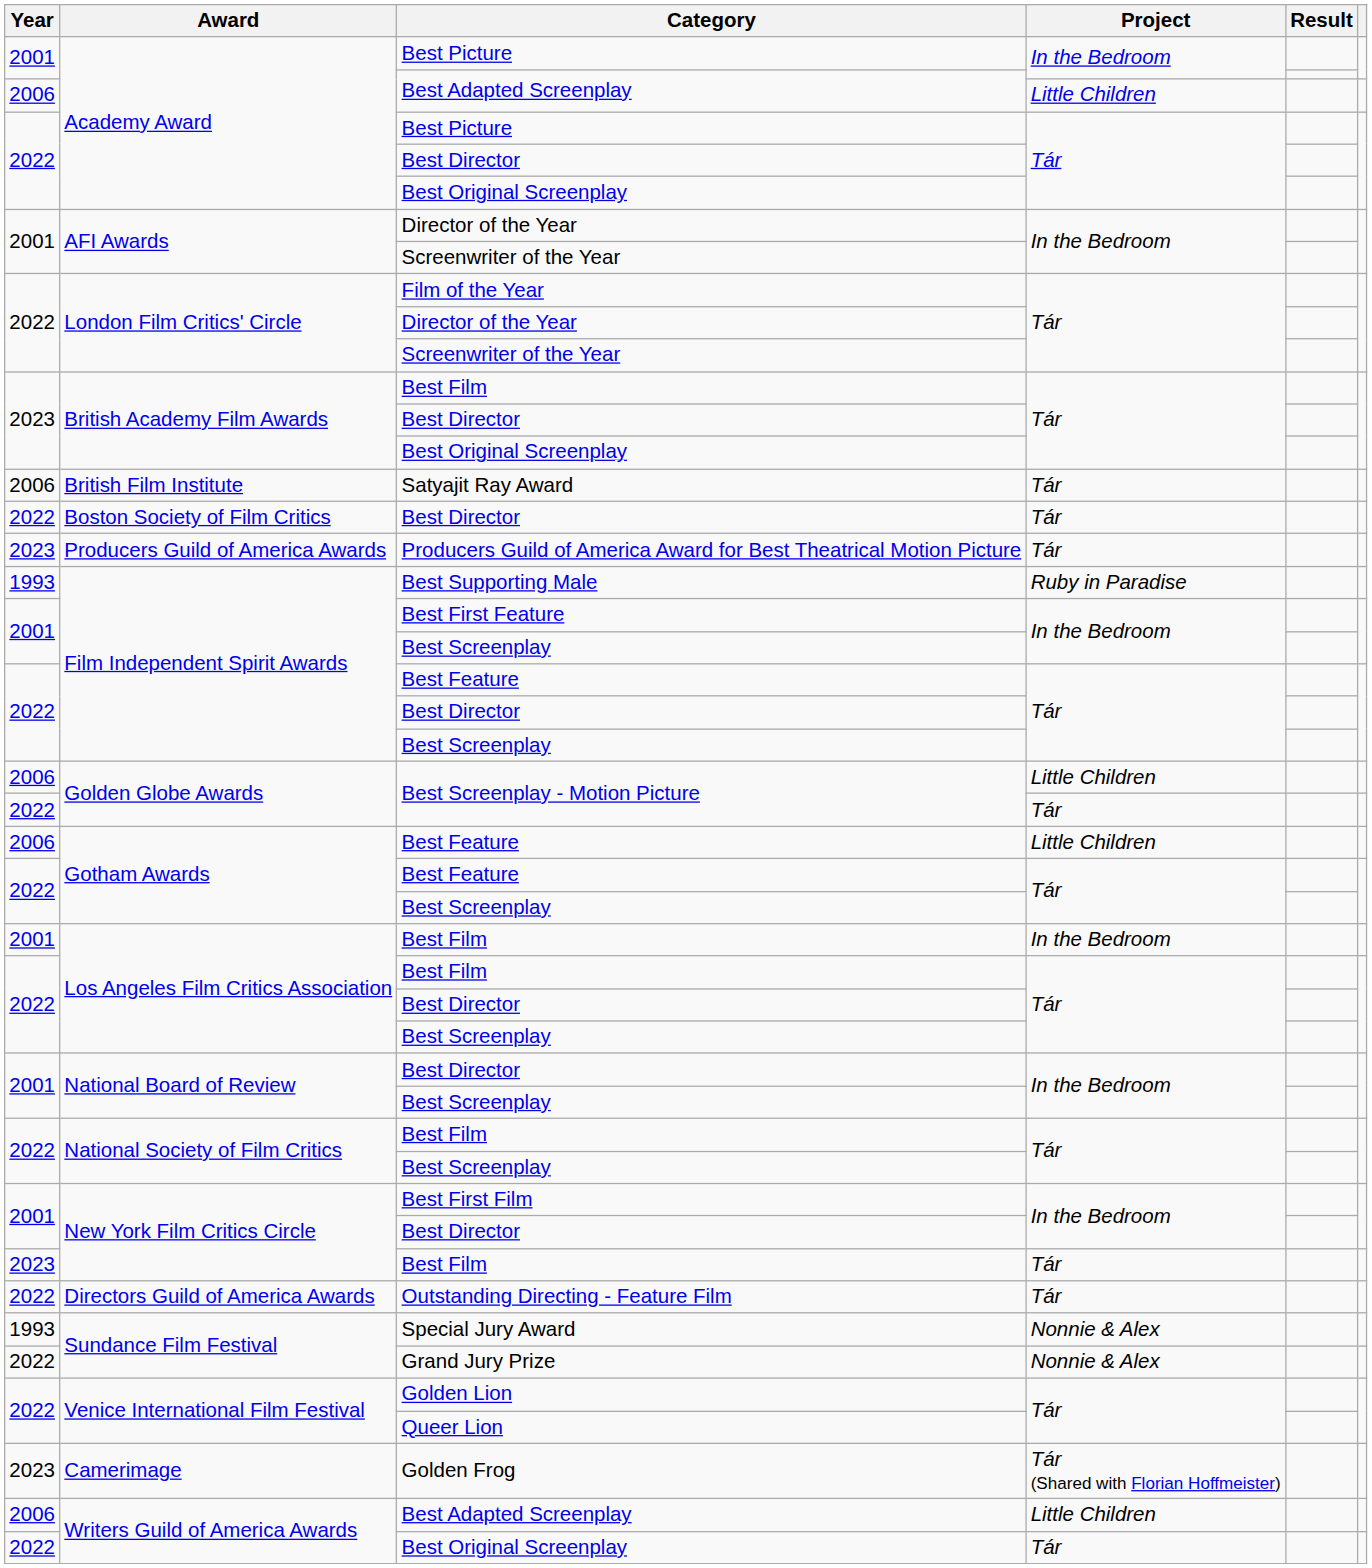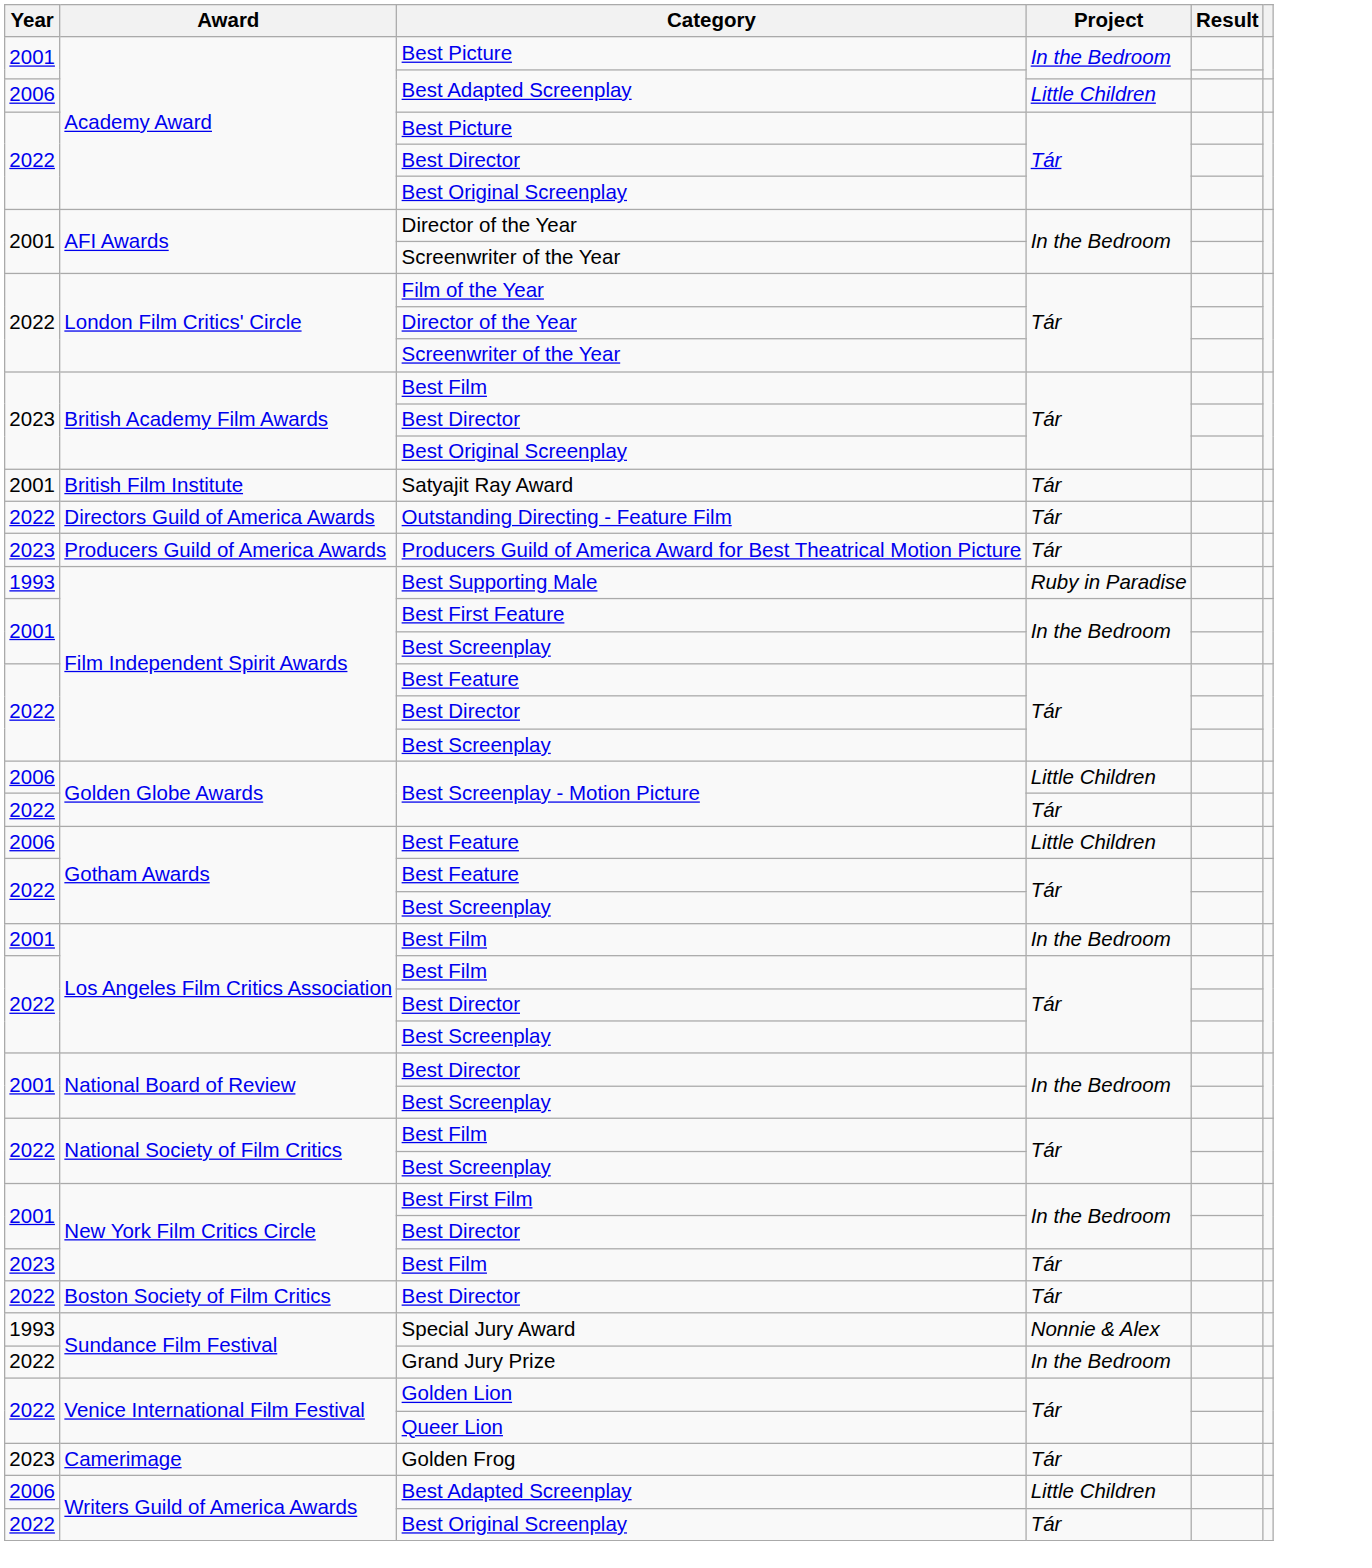(32, 484) 2006 -> (32, 484) 2001
rows swapped: (220, 1296) <-> (198, 517)
(1095, 1361) Nonnie & Alex -> (1101, 1361) In the Bedroom
(1156, 1470) Tár (Shared with Florian Hoffmeister) -> (1046, 1459) Tár
